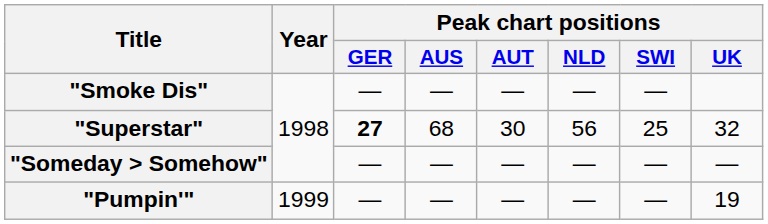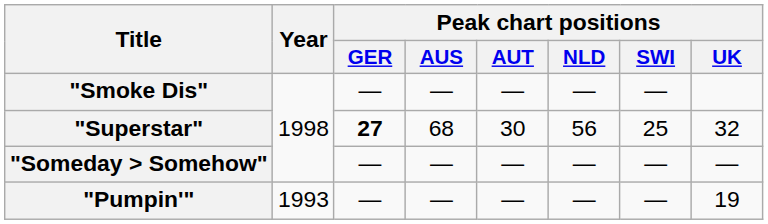(304, 200) 1999 -> (304, 200) 1993
